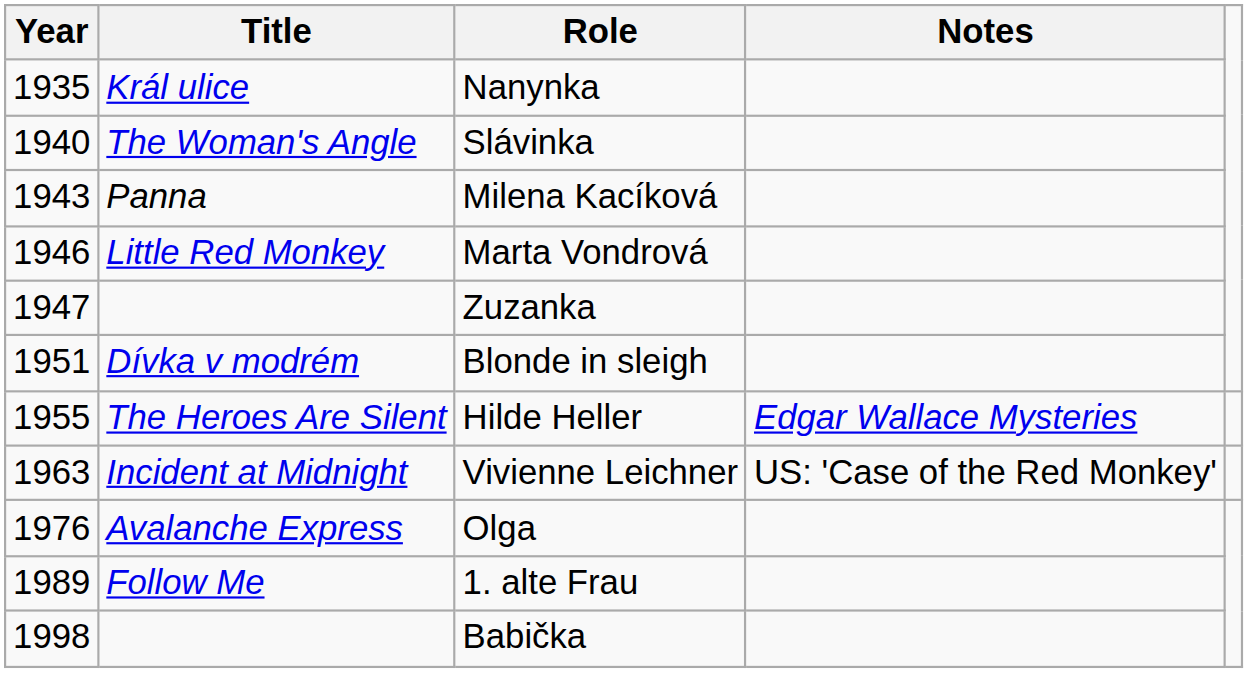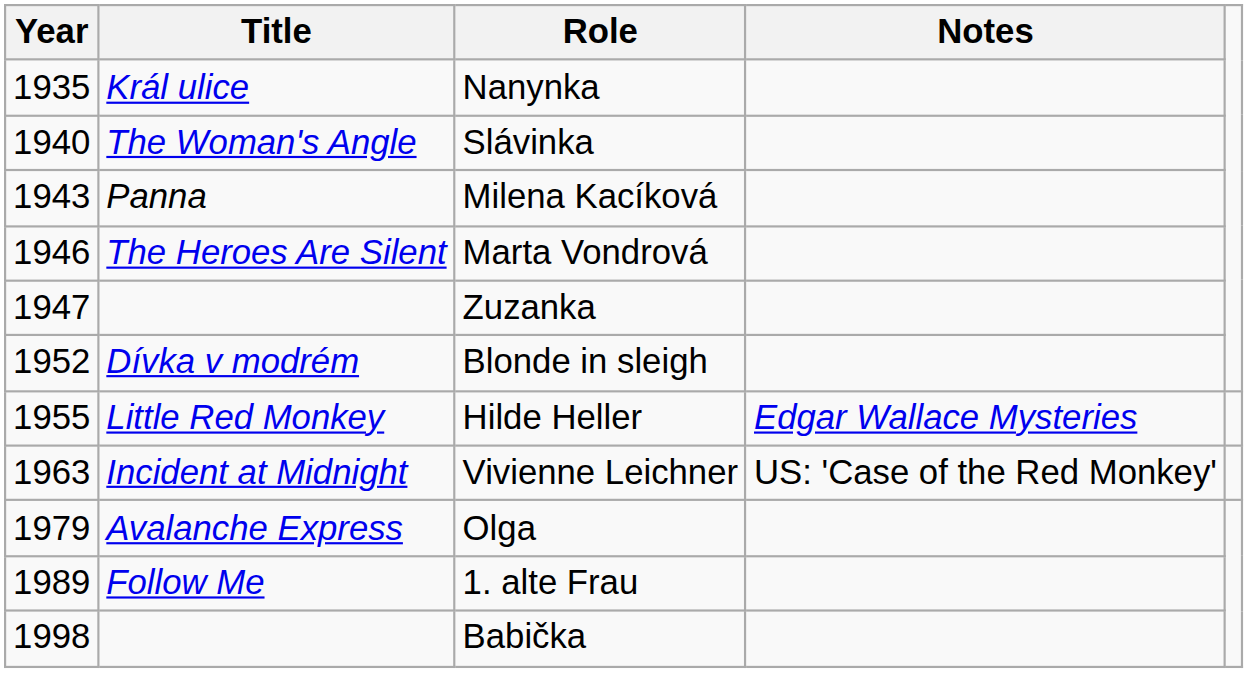(245, 252) Little Red Monkey -> (276, 252) The Heroes Are Silent
(52, 362) 1951 -> (52, 362) 1952
(276, 417) The Heroes Are Silent -> (245, 417) Little Red Monkey
(52, 527) 1976 -> (52, 527) 1979
